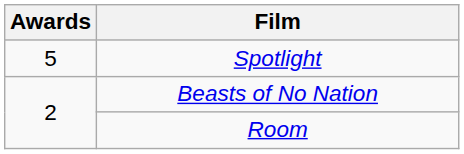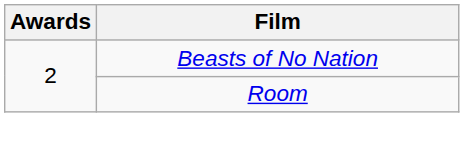- row: (278, 58)
